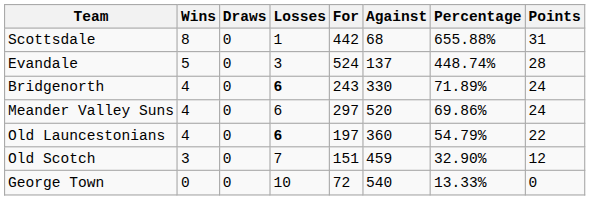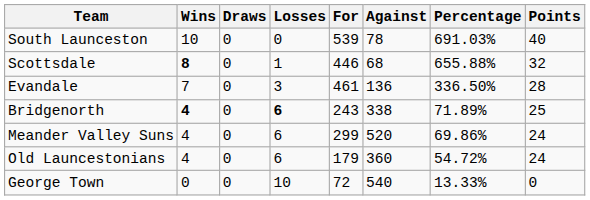+ row: (78, 40)
(185, 40) normal -> (185, 64) bold
(346, 40) 442 -> (346, 64) 446
(537, 40) 31 -> (537, 64) 32
(185, 64) 5 -> (185, 88) 7
(346, 64) 524 -> (346, 88) 461
(379, 64) 137 -> (379, 88) 136
(465, 64) 448.74% -> (465, 88) 336.50%
(185, 88) normal -> (185, 111) bold
(379, 88) 330 -> (379, 111) 338
(537, 88) 24 -> (537, 111) 25
(346, 111) 297 -> (346, 135) 299
(278, 135) bold -> (278, 159) normal
(346, 135) 197 -> (346, 159) 179
(460, 135) 54.79% -> (460, 159) 54.72%
(537, 135) 22 -> (537, 159) 24
- row: (52, 159)
